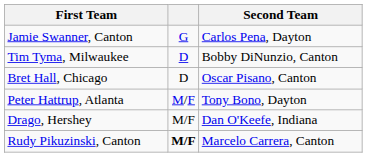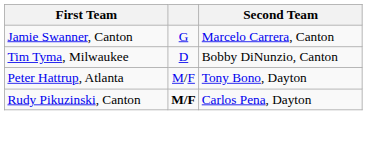(257, 36) Carlos Pena, Dayton -> (268, 36) Marcelo Carrera, Canton
- row: (57, 78)
- row: (50, 120)
(268, 141) Marcelo Carrera, Canton -> (257, 99) Carlos Pena, Dayton
